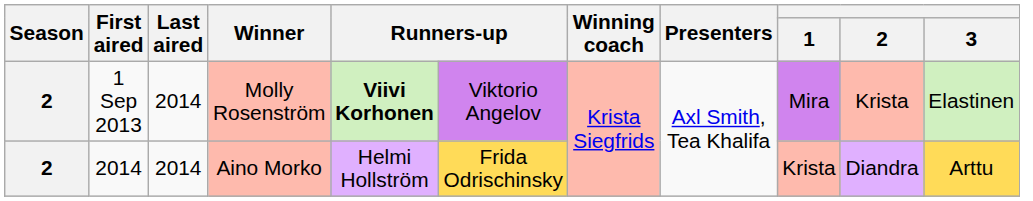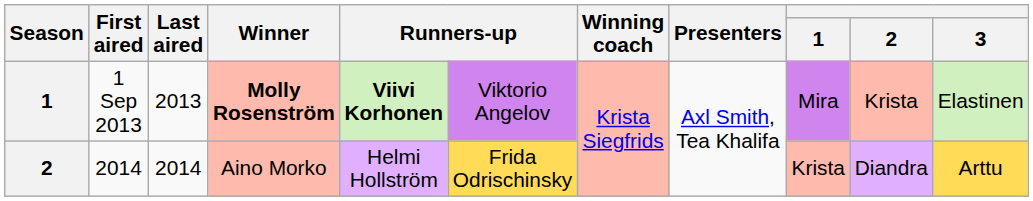(47, 101) 2 -> (47, 101) 1
(178, 101) 2014 -> (178, 101) 2013
(269, 101) normal -> (274, 101) bold
